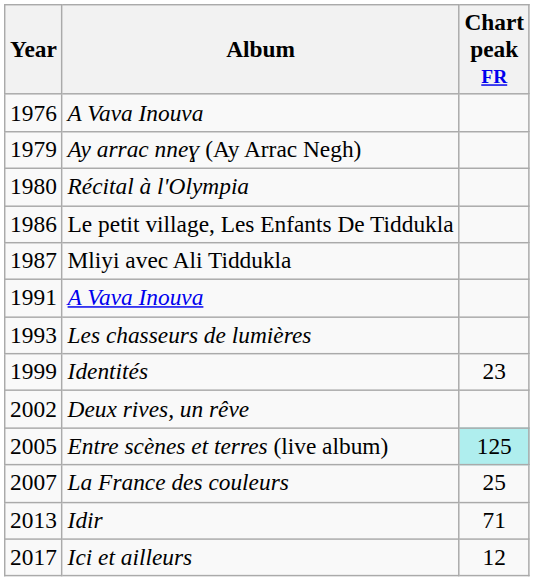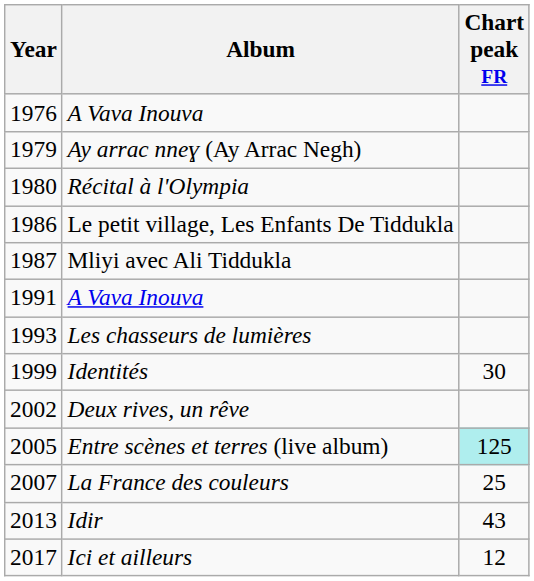(494, 371) 23 -> (494, 371) 30
(494, 520) 71 -> (494, 520) 43
